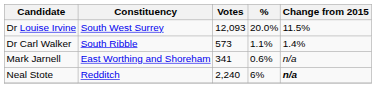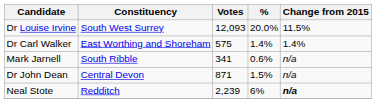(109, 43) South Ribble -> (146, 43) East Worthing and Shoreham
(223, 43) 573 -> (223, 43) 575
(261, 43) 1.1% -> (261, 43) 1.4%
(146, 59) East Worthing and Shoreham -> (109, 59) South Ribble
+ row: (37, 75)
(228, 75) 2,240 -> (228, 91) 2,239
